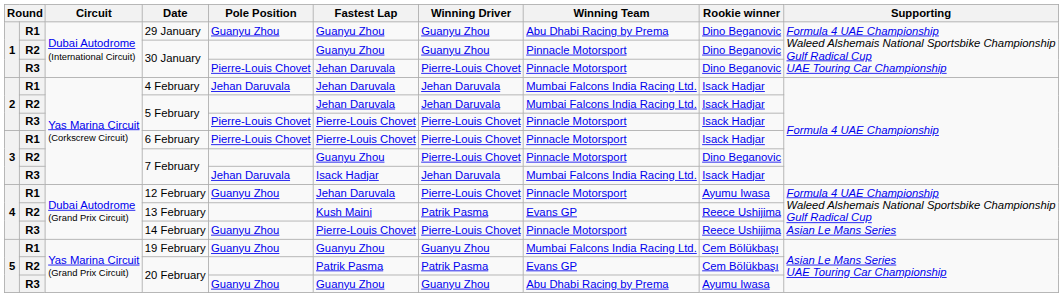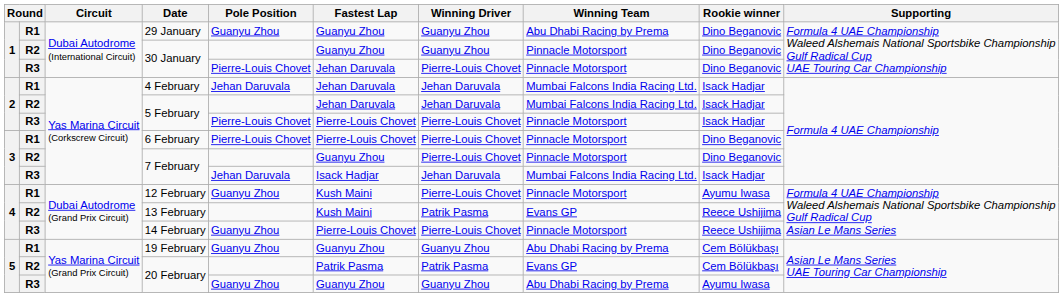(733, 139) Isack Hadjar -> (742, 139) Dino Beganovic
(356, 193) Jehan Daruvala -> (344, 193) Kush Maini
(611, 248) Mumbai Falcons India Racing Ltd. -> (597, 248) Abu Dhabi Racing by Prema
